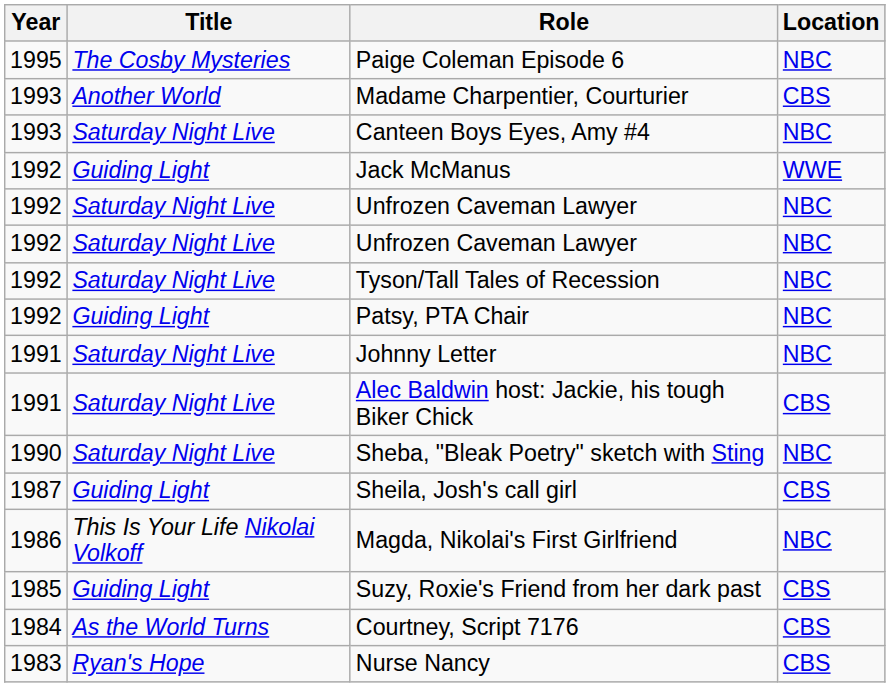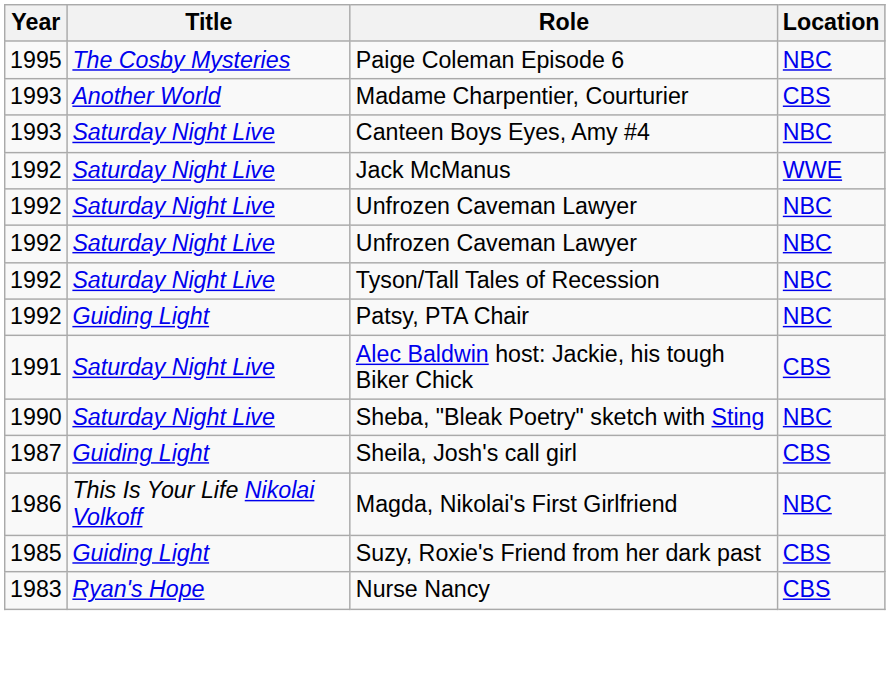(141, 170) Guiding Light -> (174, 170) Saturday Night Live
- row: (36, 354)
- row: (36, 627)
